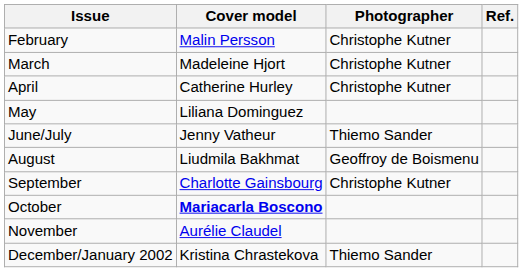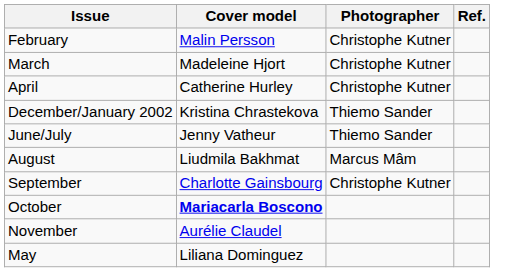rows swapped: (22, 111) <-> (90, 254)
(404, 159) Geoffroy de Boismenu -> (373, 159) Marcus Mâm
